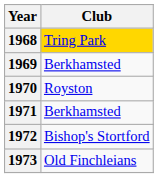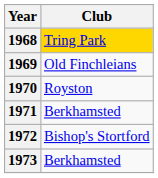(82, 64) Berkhamsted -> (90, 64) Old Finchleians
(90, 160) Old Finchleians -> (82, 160) Berkhamsted
